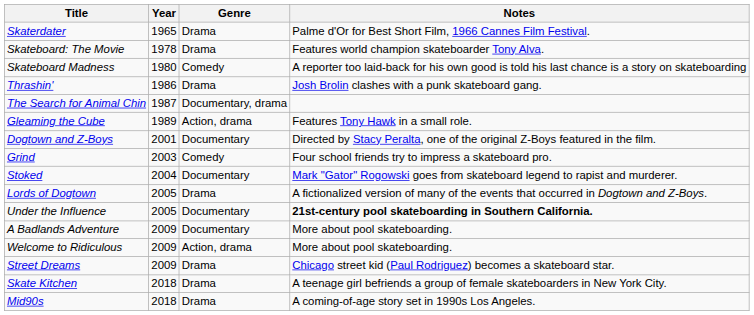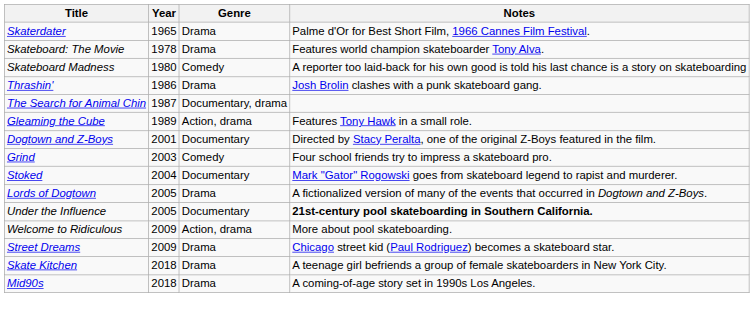- row: (63, 229)
